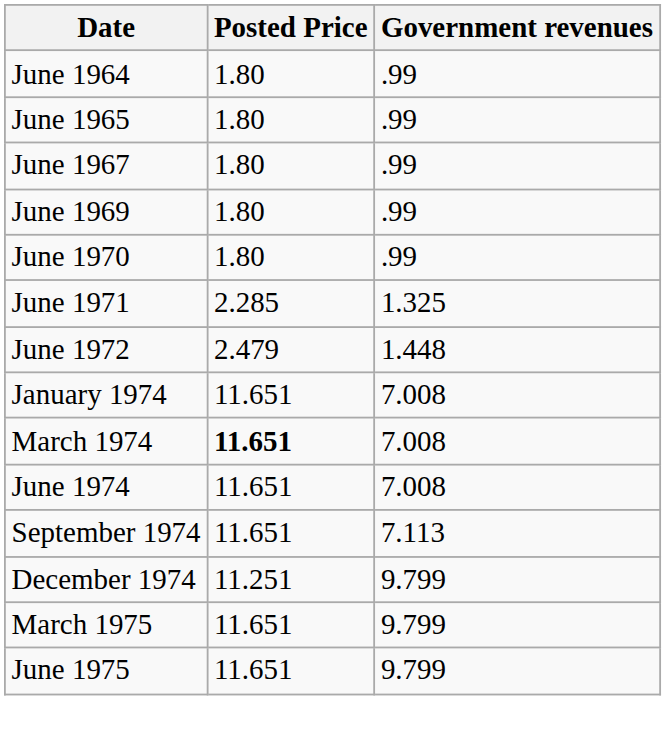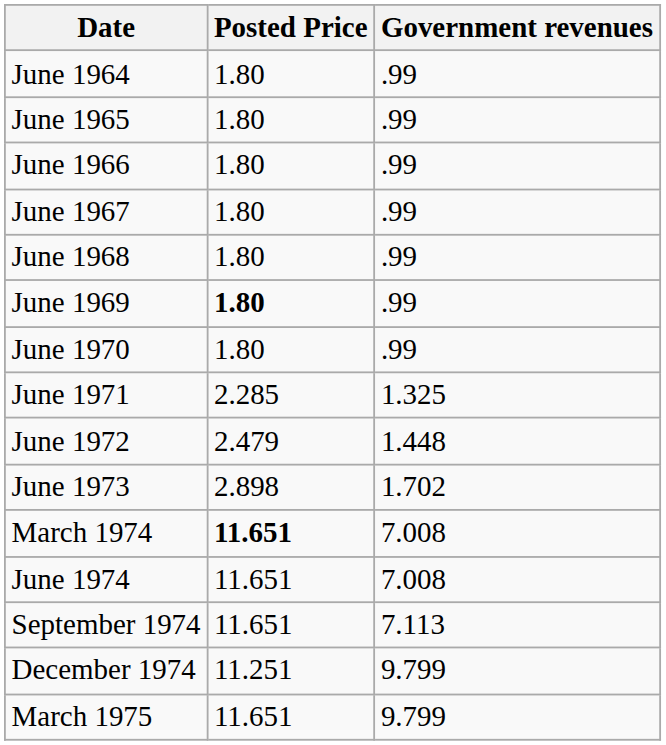+ row: (71, 165)
+ row: (71, 257)
(239, 211) normal -> (239, 303) bold
+ row: (71, 486)
- row: (89, 394)
- row: (71, 670)
